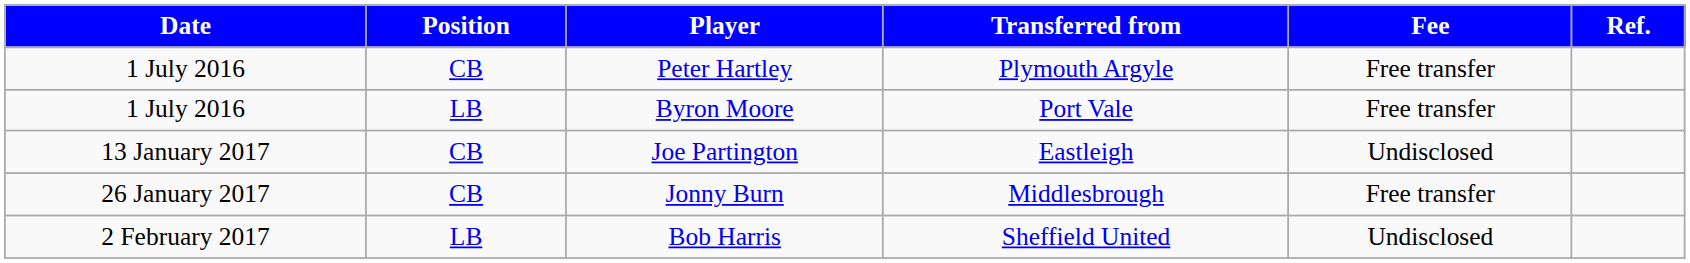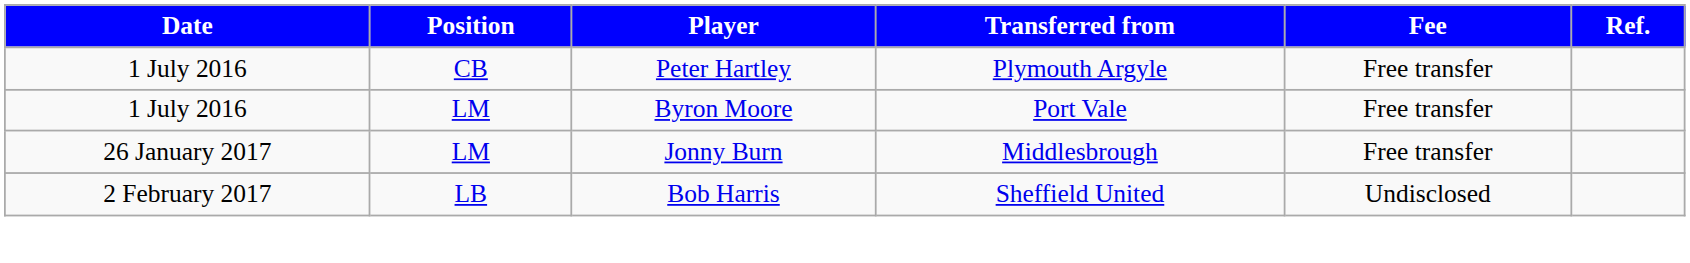(466, 109) LB -> (471, 109) LM
- row: (725, 152)
(466, 194) CB -> (471, 152) LM
